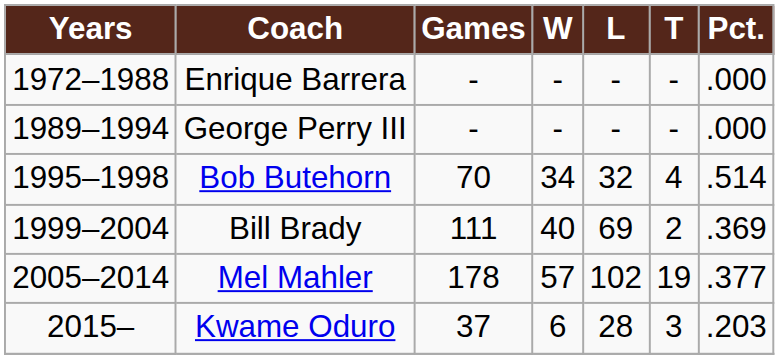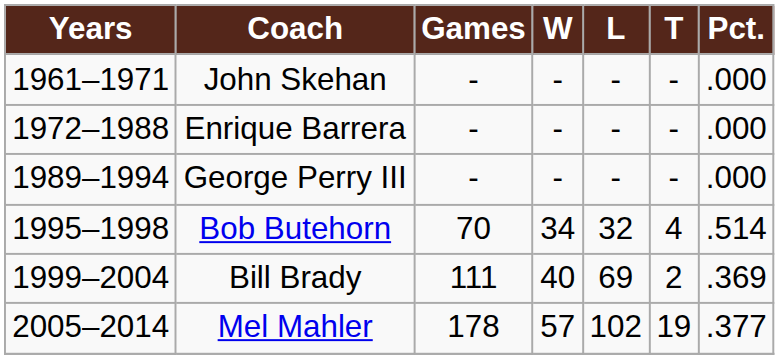+ row: (295, 79)
- row: (295, 327)
